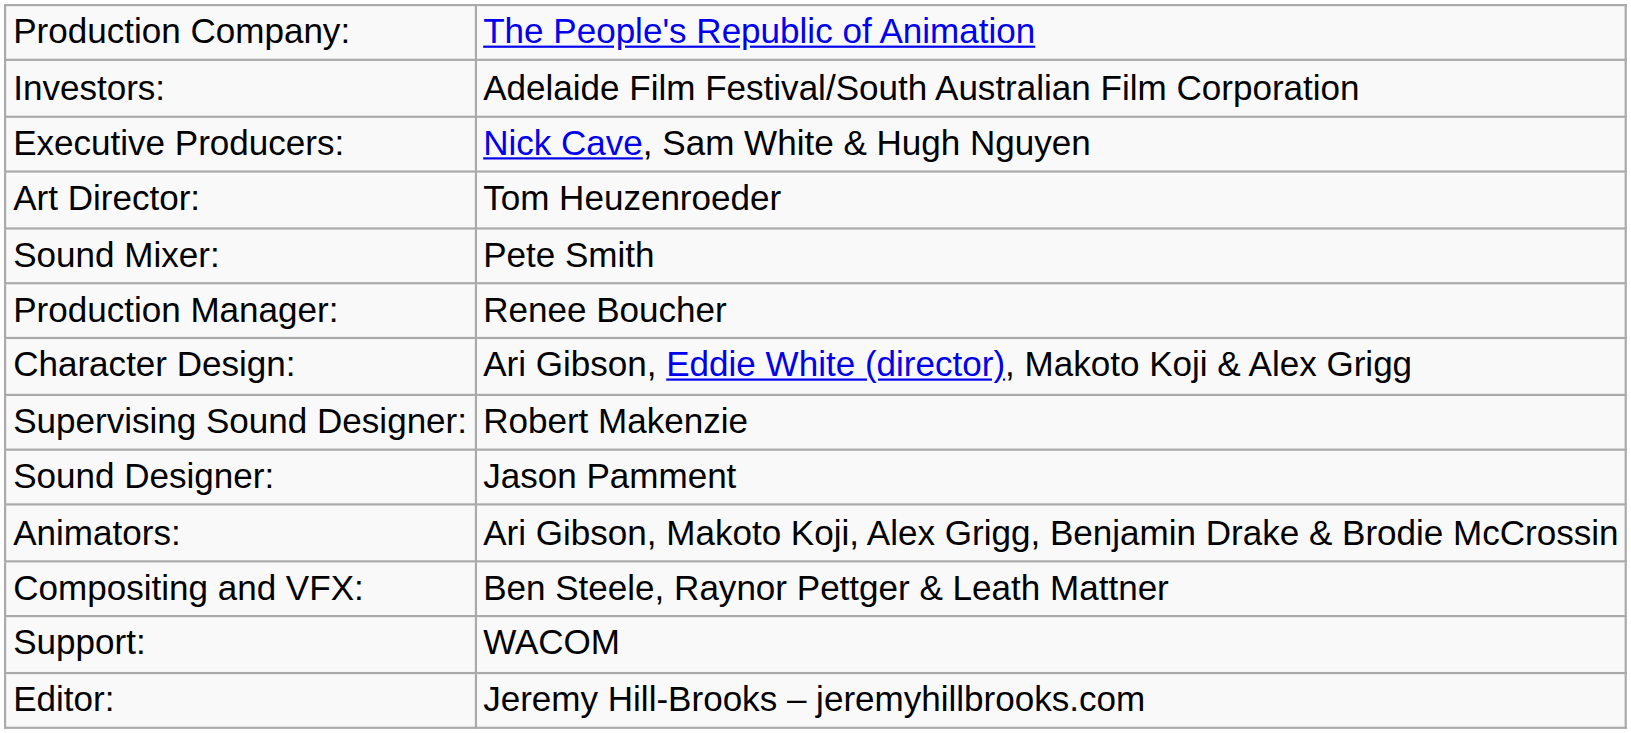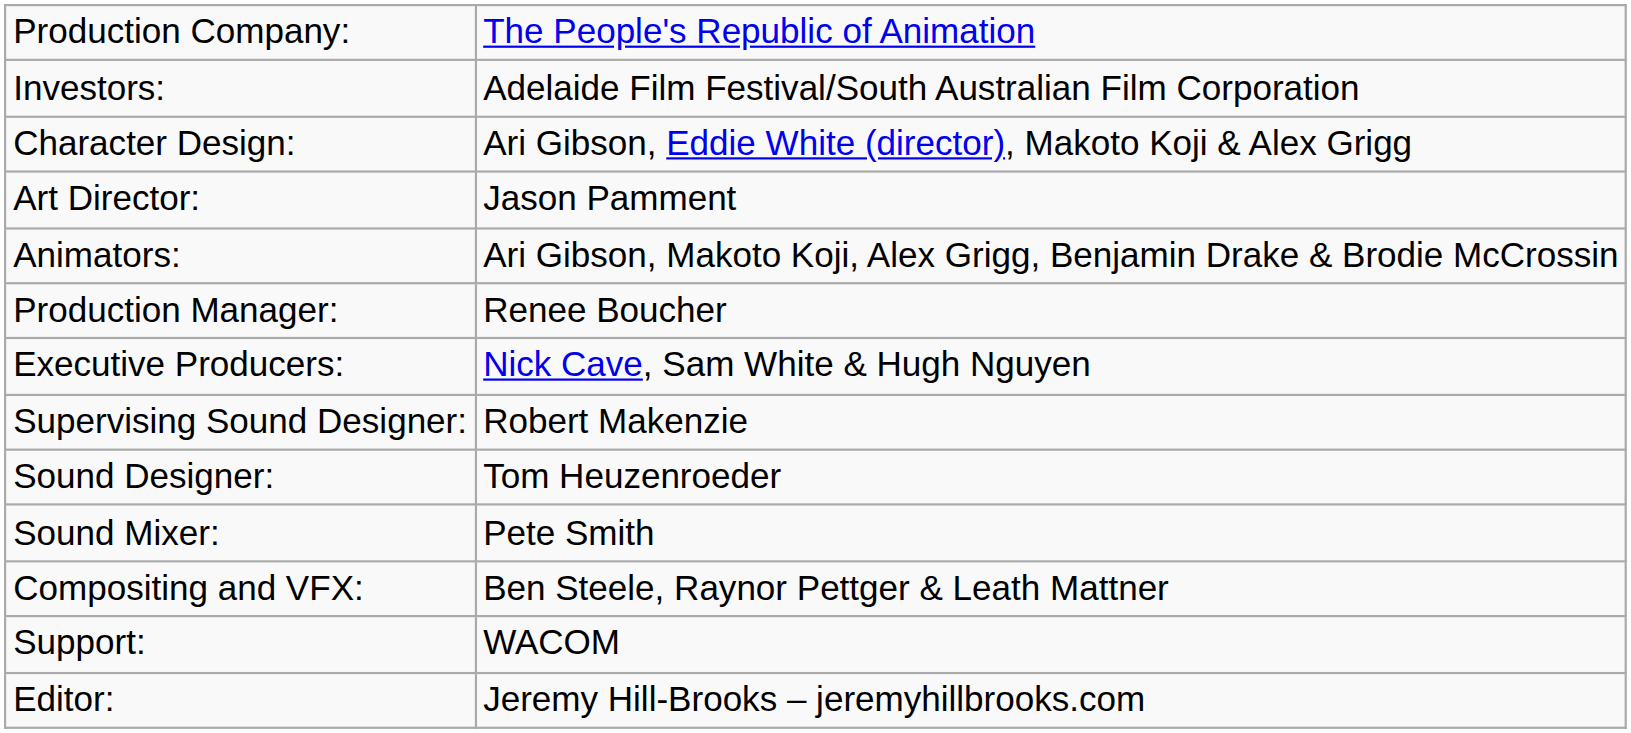rows swapped: (179, 143) <-> (154, 365)
(632, 198) Tom Heuzenroeder -> (610, 198) Jason Pamment
rows swapped: (97, 532) <-> (116, 254)
(610, 476) Jason Pamment -> (632, 476) Tom Heuzenroeder
